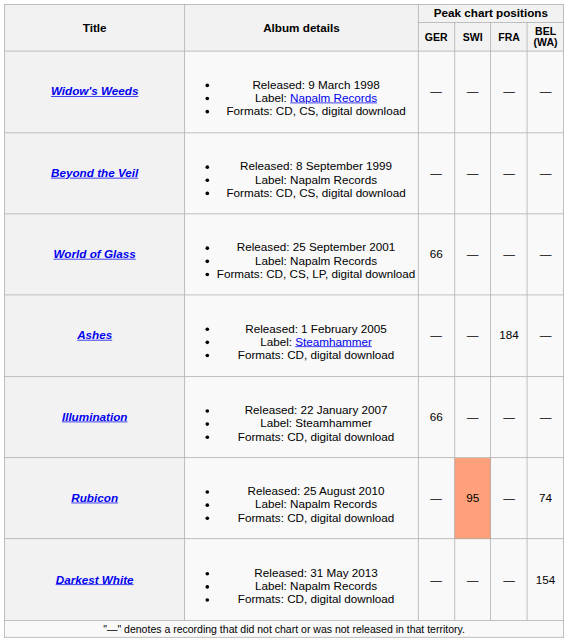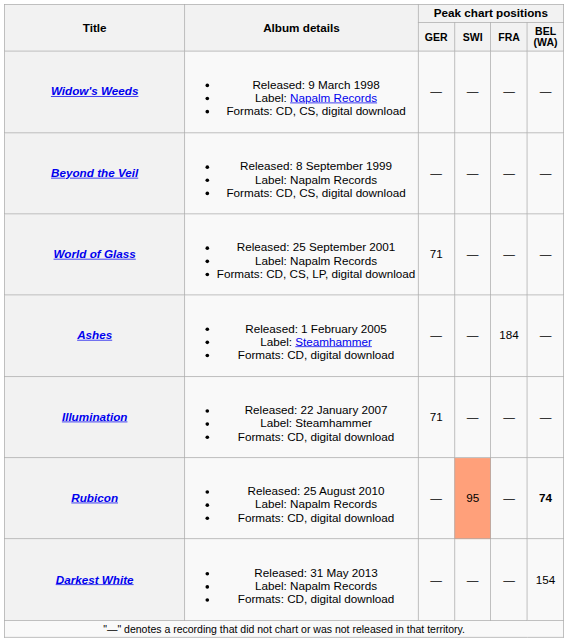(436, 254) 66 -> (436, 254) 71
(436, 417) 66 -> (436, 417) 71
(546, 498) normal -> (546, 498) bold
